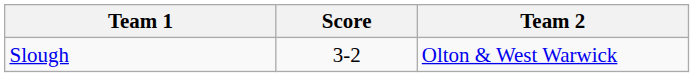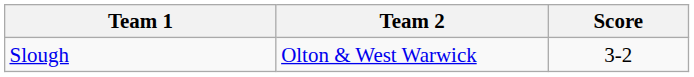columns swapped: (553, 21) <-> (347, 21)
